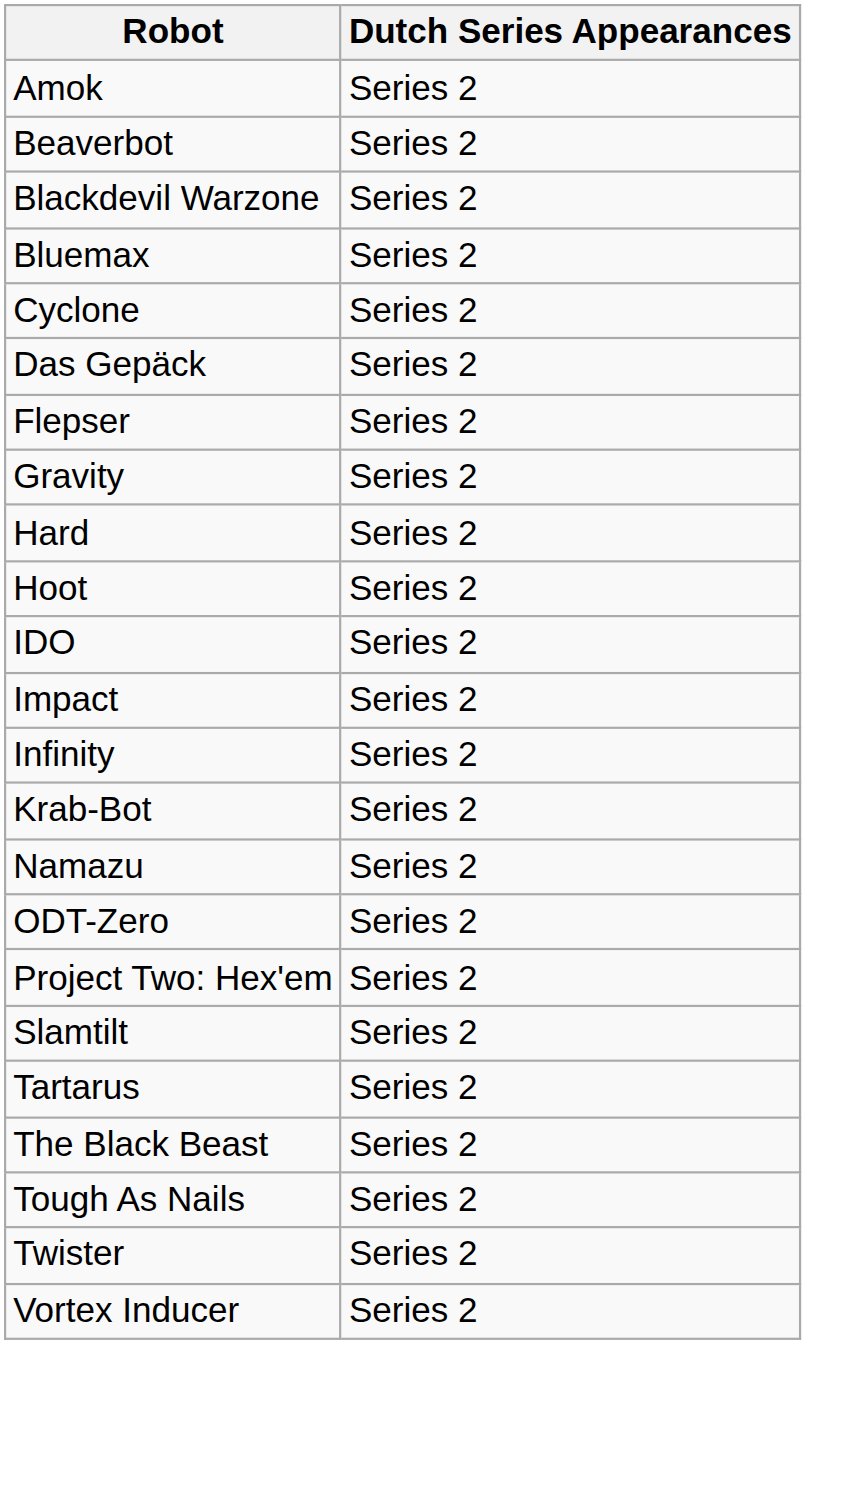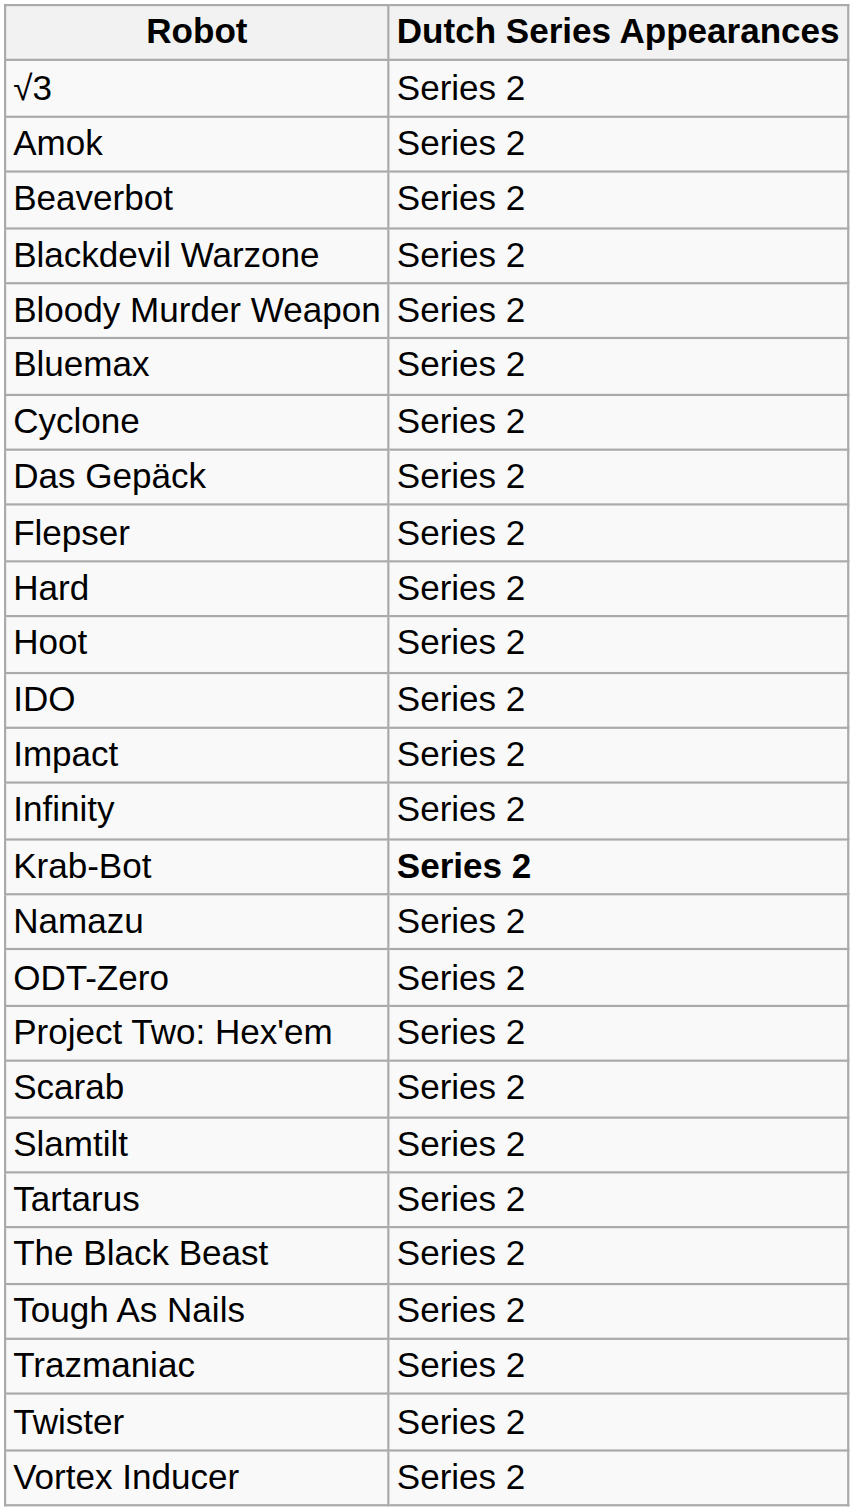+ row: (33, 87)
+ row: (197, 310)
- row: (69, 476)
(413, 810) normal -> (464, 865) bold
+ row: (69, 1088)
+ row: (104, 1365)
